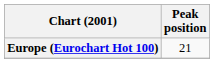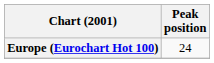(185, 48) 21 -> (185, 48) 24
